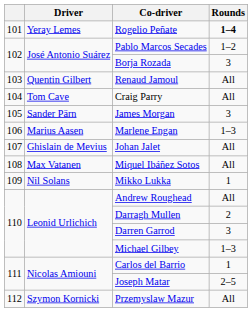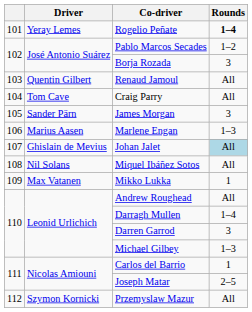(228, 147) no background -> (228, 147) lightblue background
(54, 163) Max Vatanen -> (48, 163) Nil Solans
(48, 180) Nil Solans -> (54, 180) Max Vatanen
(228, 214) 2 -> (228, 214) 1–4
